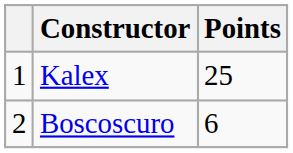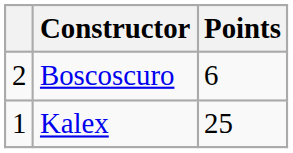rows swapped: (74, 75) <-> (107, 123)
